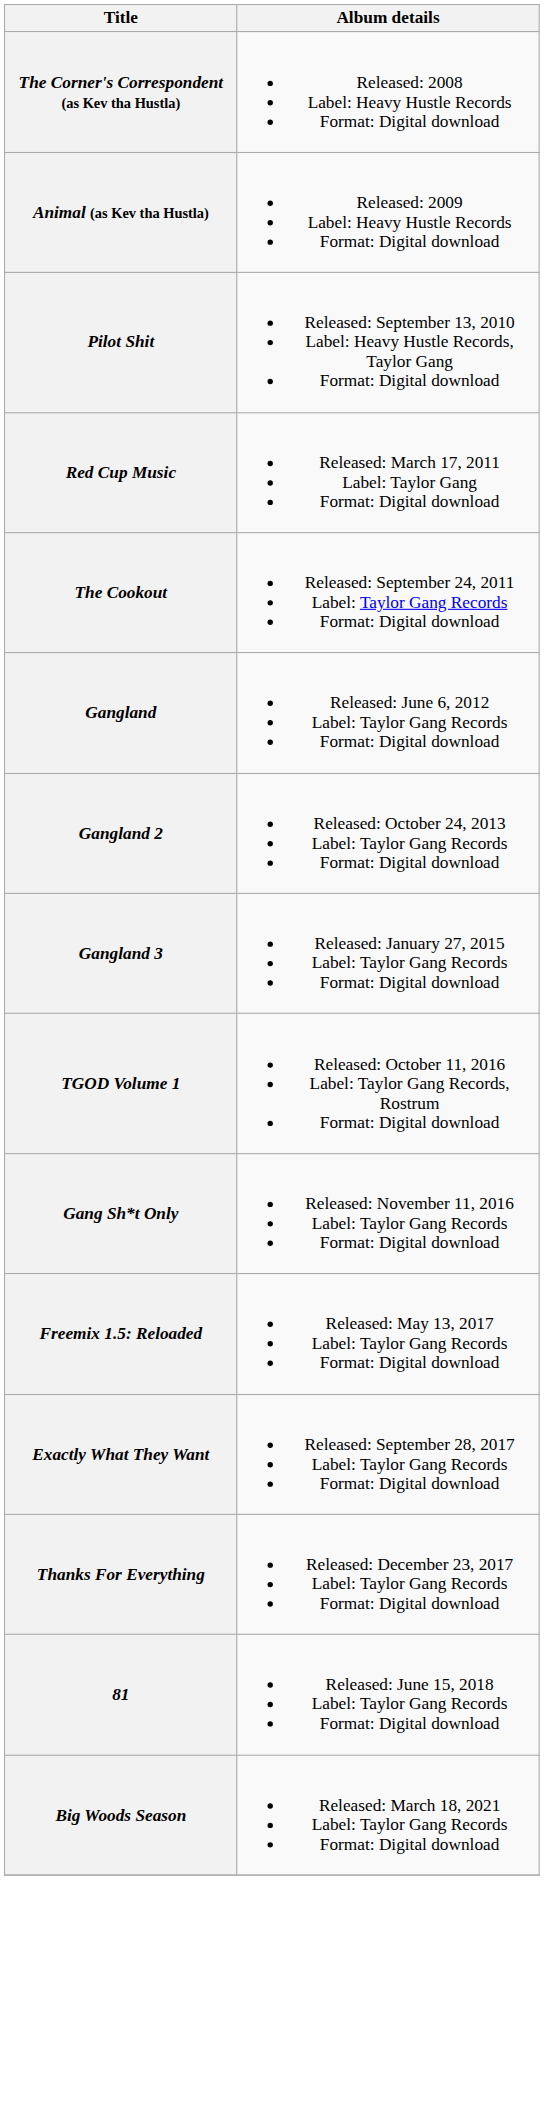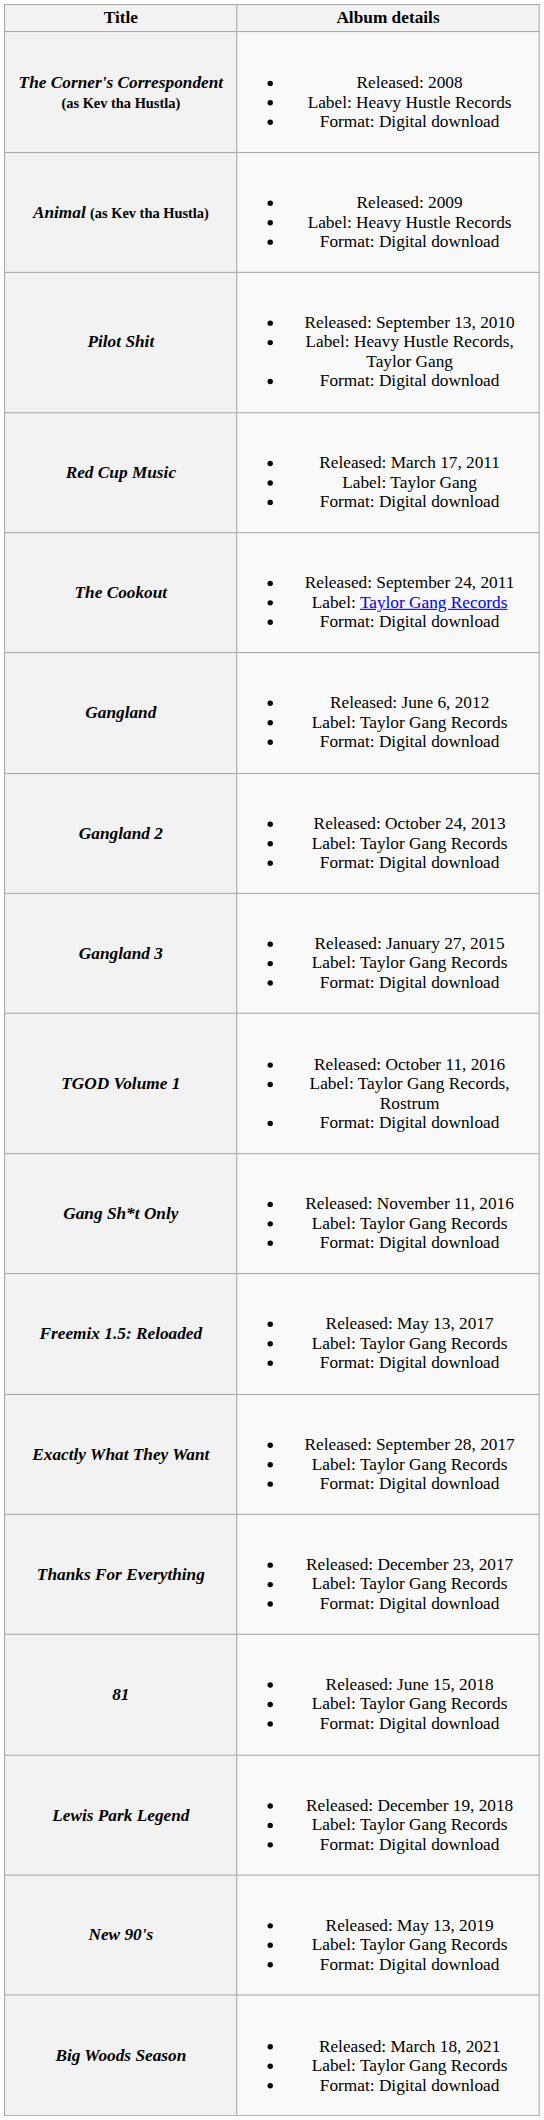+ row: (121, 1814)
+ row: (121, 1935)
